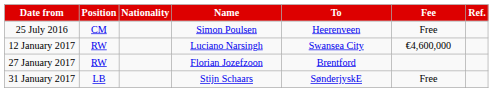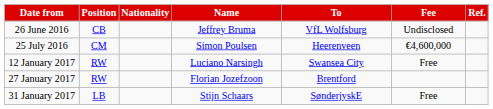+ row: (42, 29)
(428, 29) Free -> (428, 46) €4,600,000
(428, 46) €4,600,000 -> (428, 63) Free
